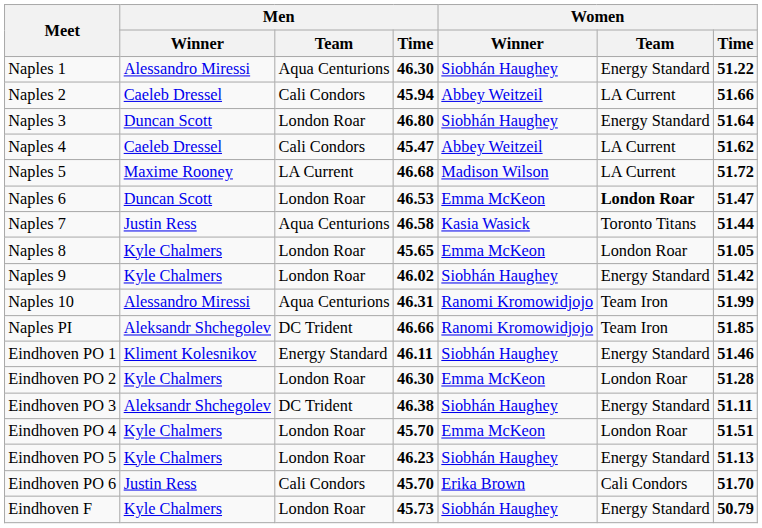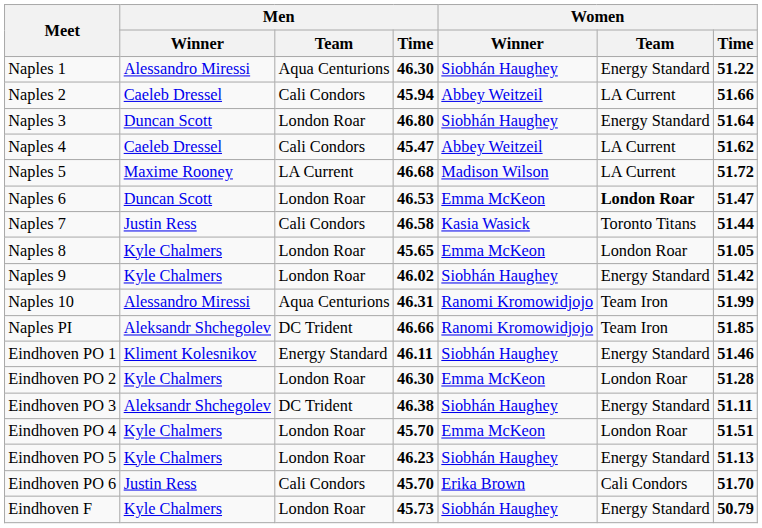(334, 224) Aqua Centurions -> (322, 224) Cali Condors
